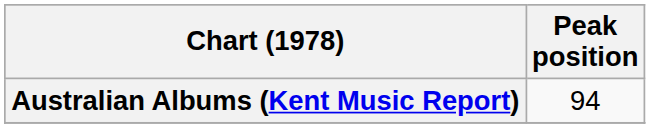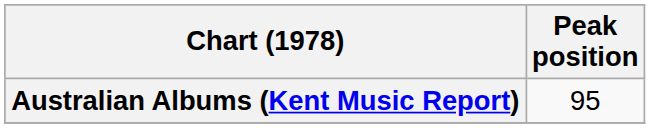(585, 100) 94 -> (585, 100) 95
